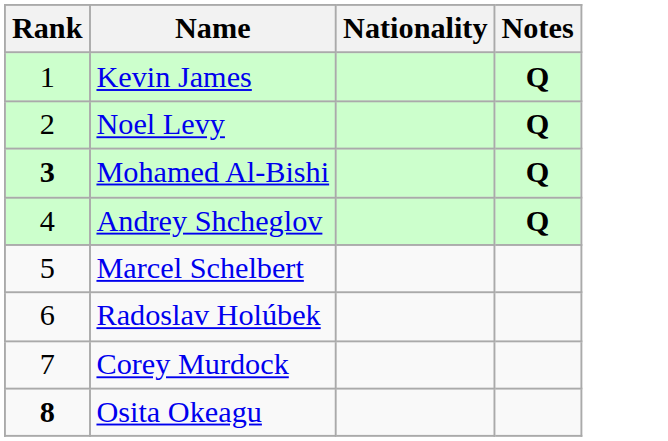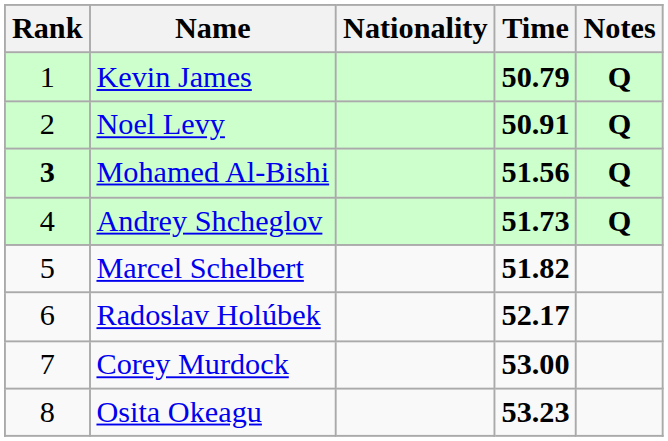+ column: (536, 28)
(47, 412) bold -> (47, 412) normal
